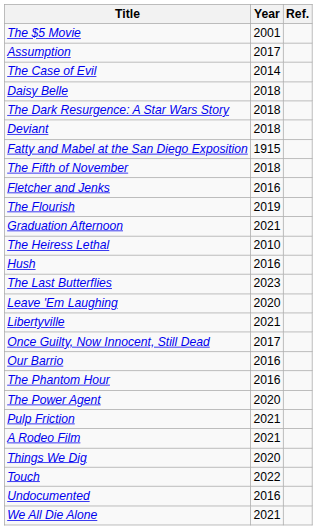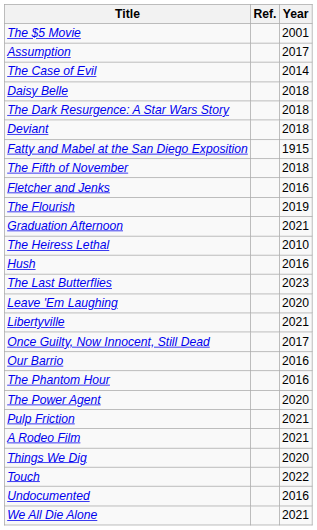columns swapped: (267, 14) <-> (298, 14)
